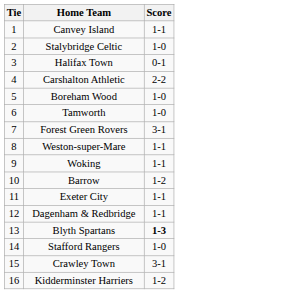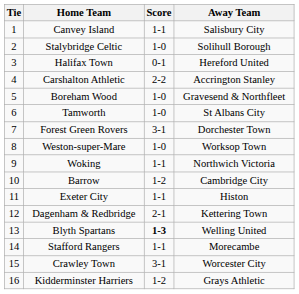+ column: (234, 12)
(159, 146) 1-1 -> (159, 146) 1-0
(159, 213) 1-1 -> (159, 213) 2-1
(159, 247) 1-0 -> (159, 247) 1-1
